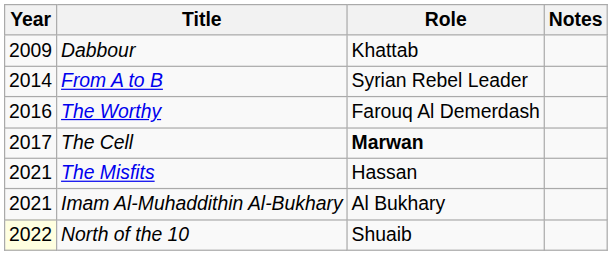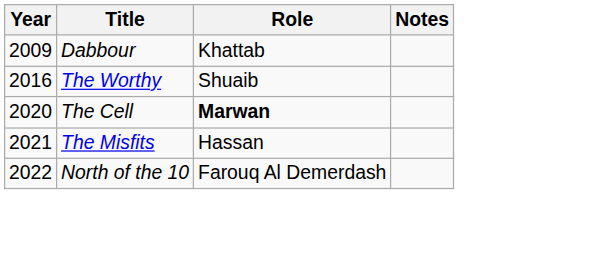- row: (112, 81)
(446, 111) Farouq Al Demerdash -> (228, 81) Shuaib
(31, 142) 2017 -> (31, 111) 2020
- row: (202, 204)
(31, 234) lightyellow background -> (31, 173) no background
(382, 234) Shuaib -> (292, 173) Farouq Al Demerdash
